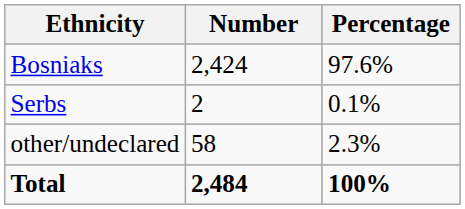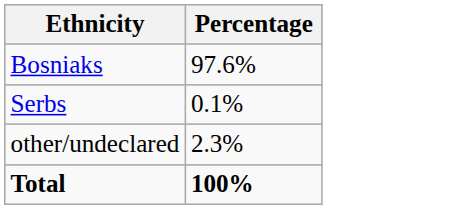- column: (254, 24)
